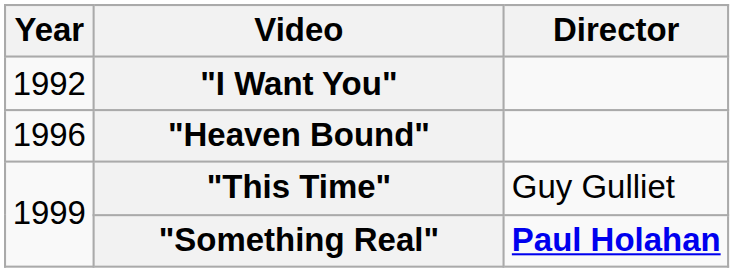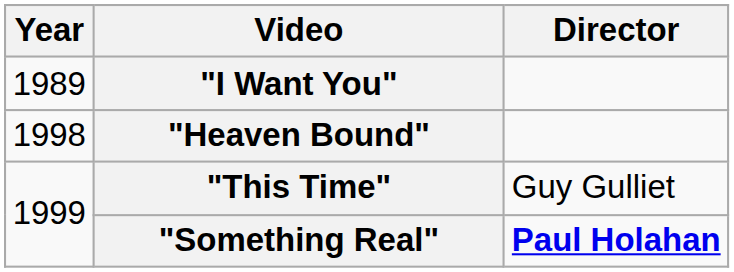(49, 82) 1992 -> (49, 82) 1989
(49, 135) 1996 -> (49, 135) 1998
